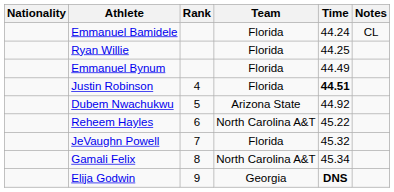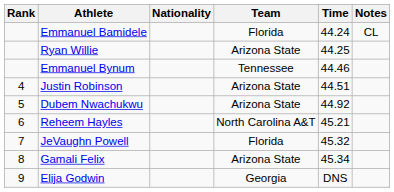columns swapped: (197, 13) <-> (36, 13)
(266, 50) Florida -> (266, 50) Arizona State
(266, 68) Florida -> (266, 68) Tennessee
(335, 68) 44.49 -> (335, 68) 44.46
(266, 86) Florida -> (266, 86) Arizona State
(335, 86) bold -> (335, 86) normal
(335, 123) 45.22 -> (335, 123) 45.21
(266, 159) North Carolina A&T -> (266, 159) Arizona State
(335, 178) bold -> (335, 178) normal
